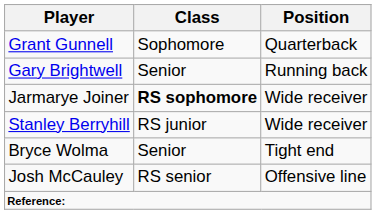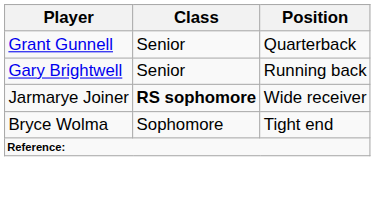(181, 44) Sophomore -> (161, 44) Senior
- row: (69, 124)
(162, 151) Senior -> (180, 124) Sophomore
- row: (66, 177)
